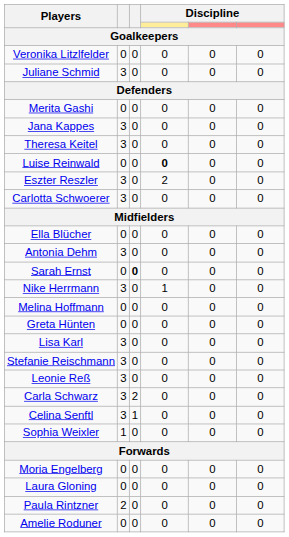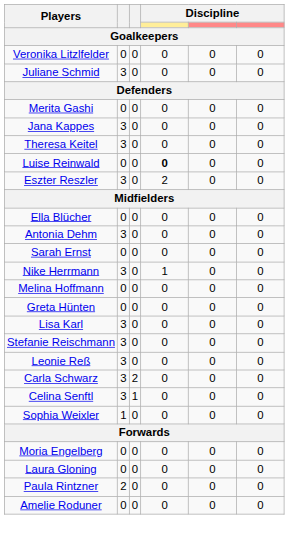- row: (61, 198)
(135, 270) bold -> (135, 252) normal
